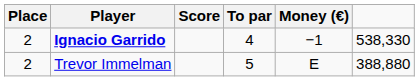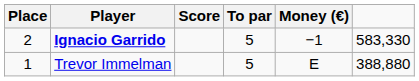(250, 40) 4 -> (250, 40) 5
(383, 40) 538,330 -> (383, 40) 583,330
(28, 64) 2 -> (28, 64) 1
